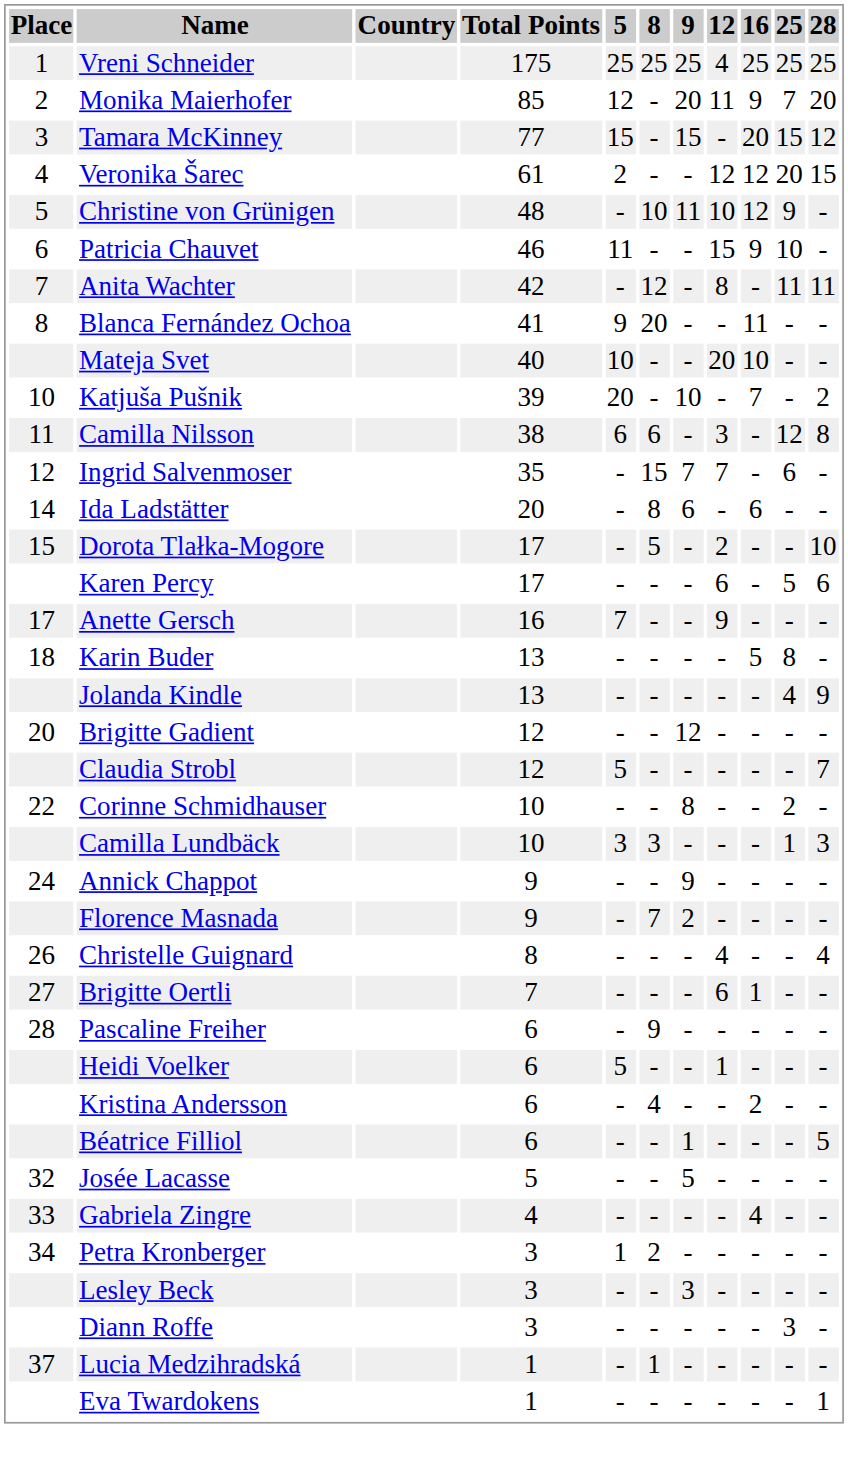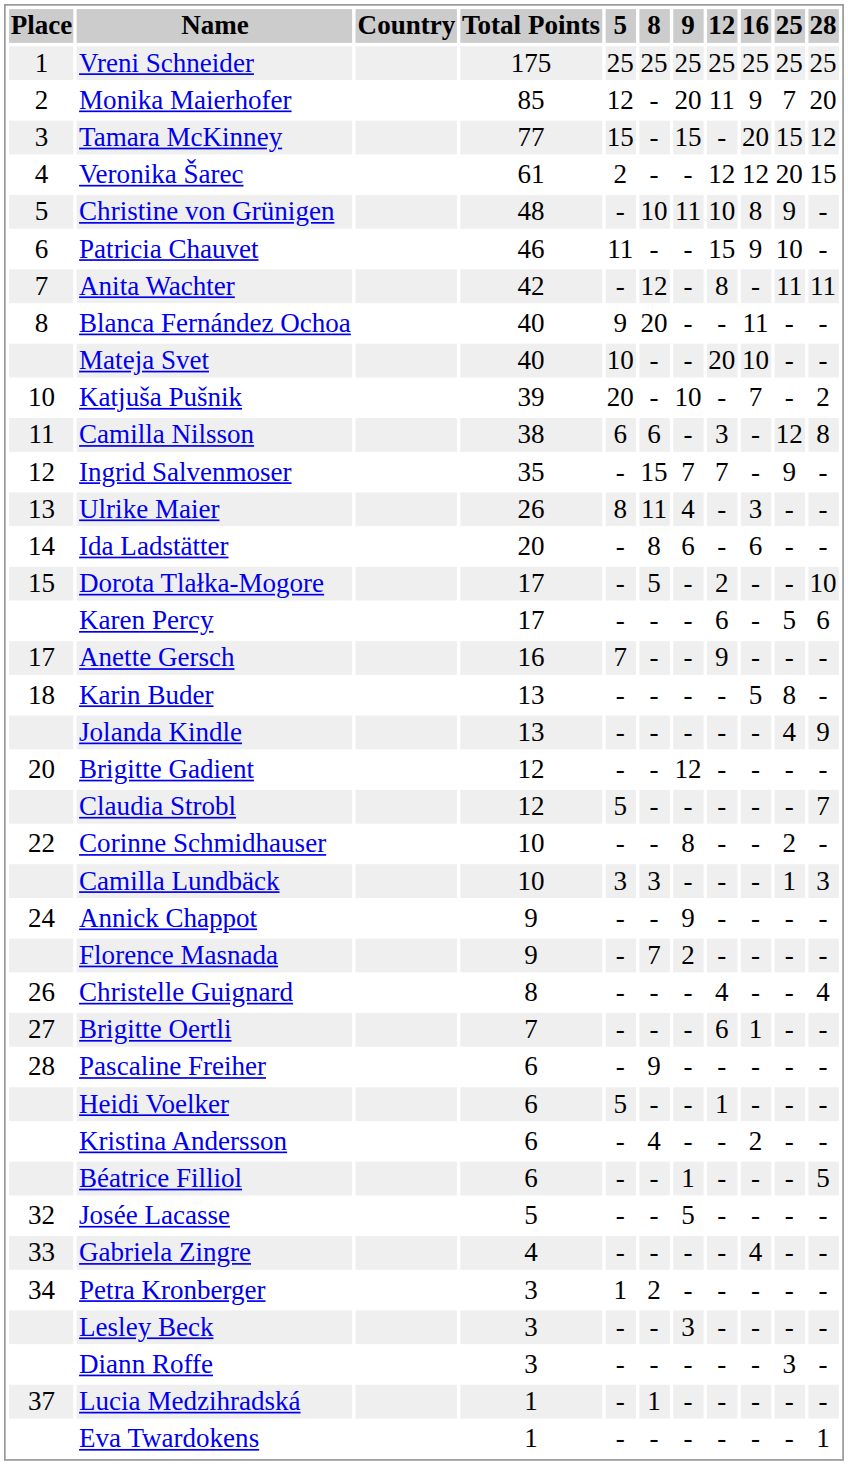(722, 62) 4 -> (722, 62) 25
(755, 211) 12 -> (755, 211) 8
(531, 323) 41 -> (531, 323) 40
(789, 471) 6 -> (789, 471) 9
+ row: (149, 508)
